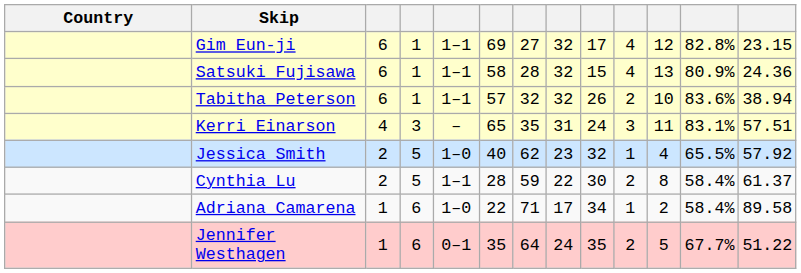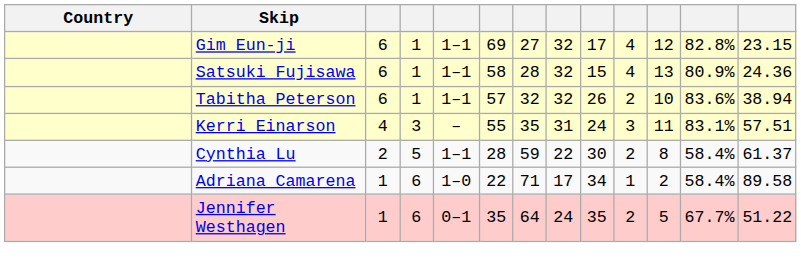(496, 127) 65 -> (496, 127) 55
- row: (261, 154)
